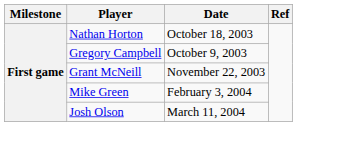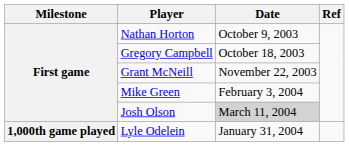(210, 33) October 18, 2003 -> (258, 33) October 9, 2003
(207, 53) October 9, 2003 -> (261, 53) October 18, 2003
(206, 111) no background -> (257, 111) lightgrey background
+ row: (153, 131)
